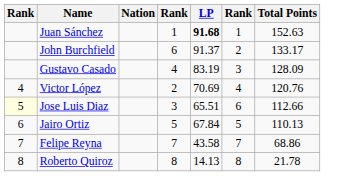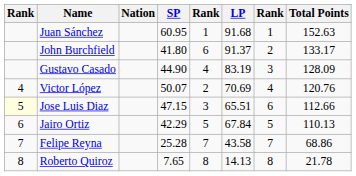+ column: (174, 13)
(206, 32) bold -> (238, 32) normal
